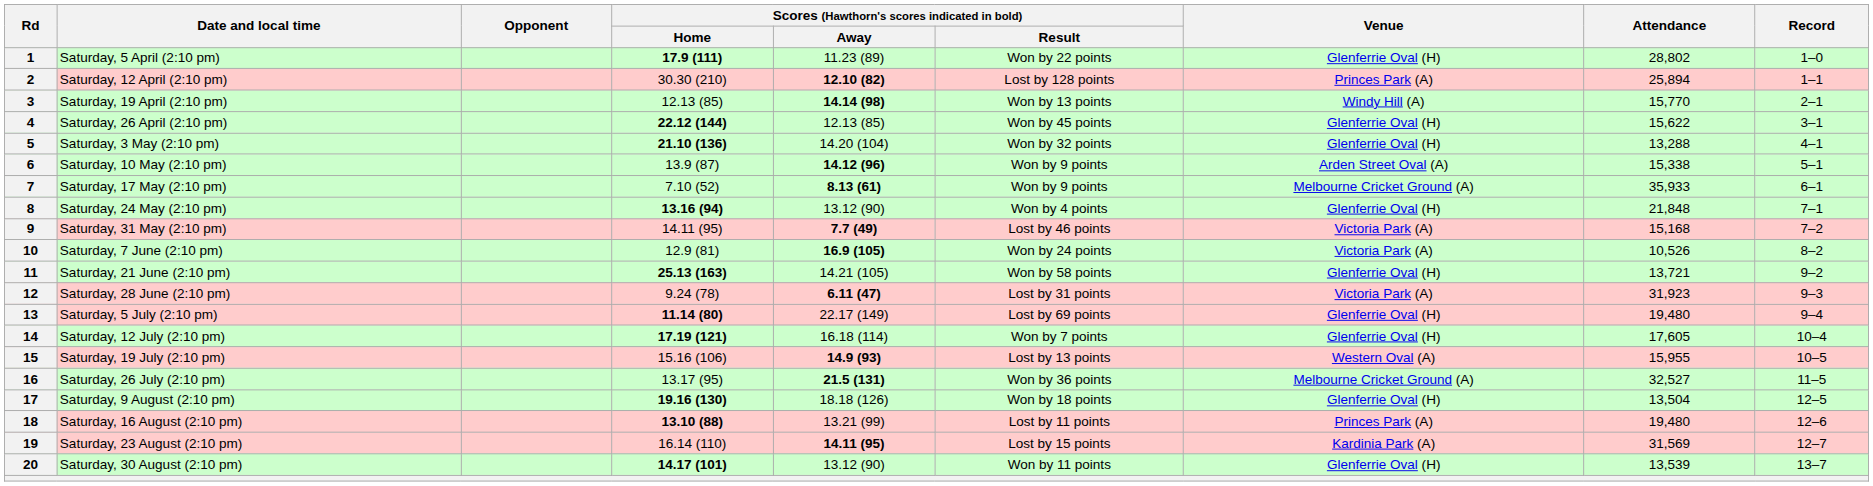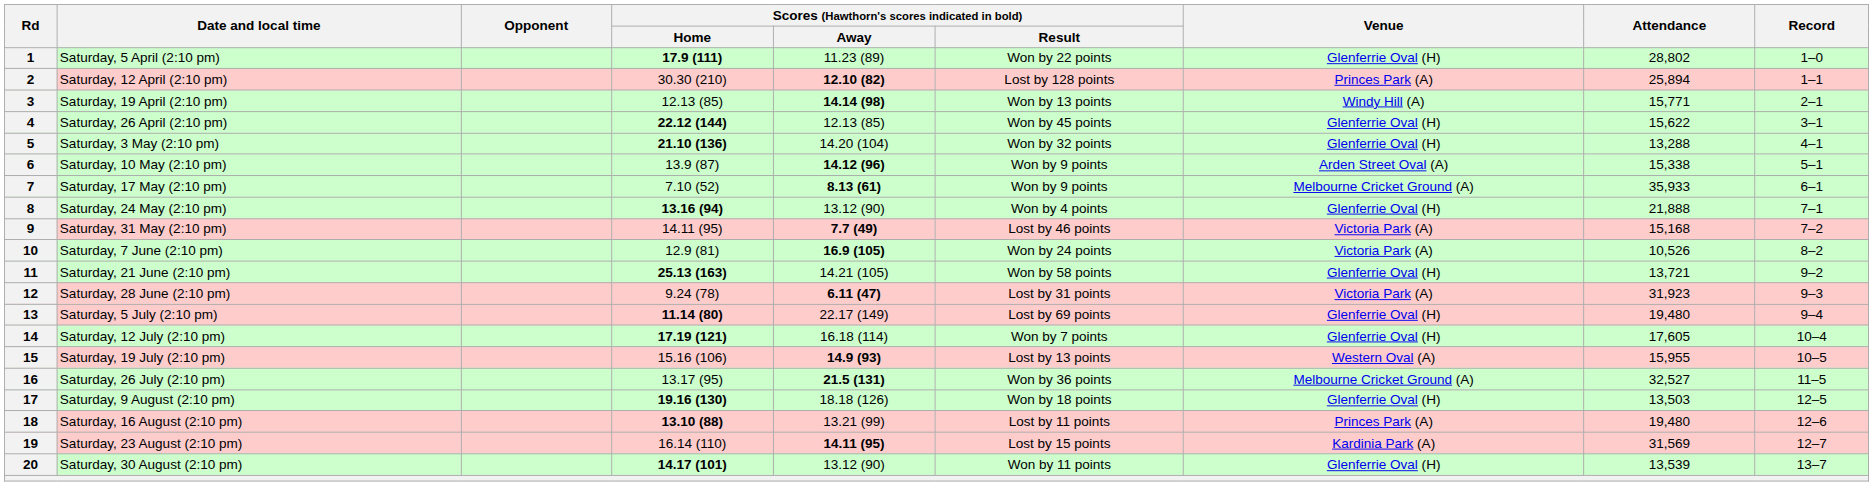(1669, 101) 15,770 -> (1669, 101) 15,771
(1669, 208) 21,848 -> (1669, 208) 21,888
(1669, 400) 13,504 -> (1669, 400) 13,503
